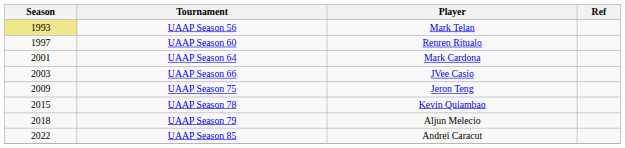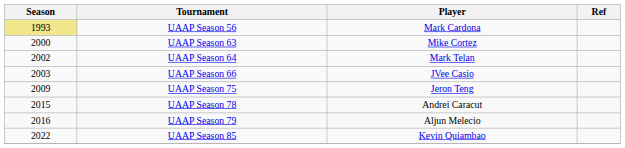(452, 27) Mark Telan -> (452, 27) Mark Cardona
- row: (202, 43)
+ row: (202, 43)
(41, 58) 2001 -> (41, 58) 2002
(452, 58) Mark Cardona -> (452, 58) Mark Telan
(452, 105) Kevin Quiambao -> (452, 105) Andrei Caracut
(41, 120) 2018 -> (41, 120) 2016
(452, 136) Andrei Caracut -> (452, 136) Kevin Quiambao
